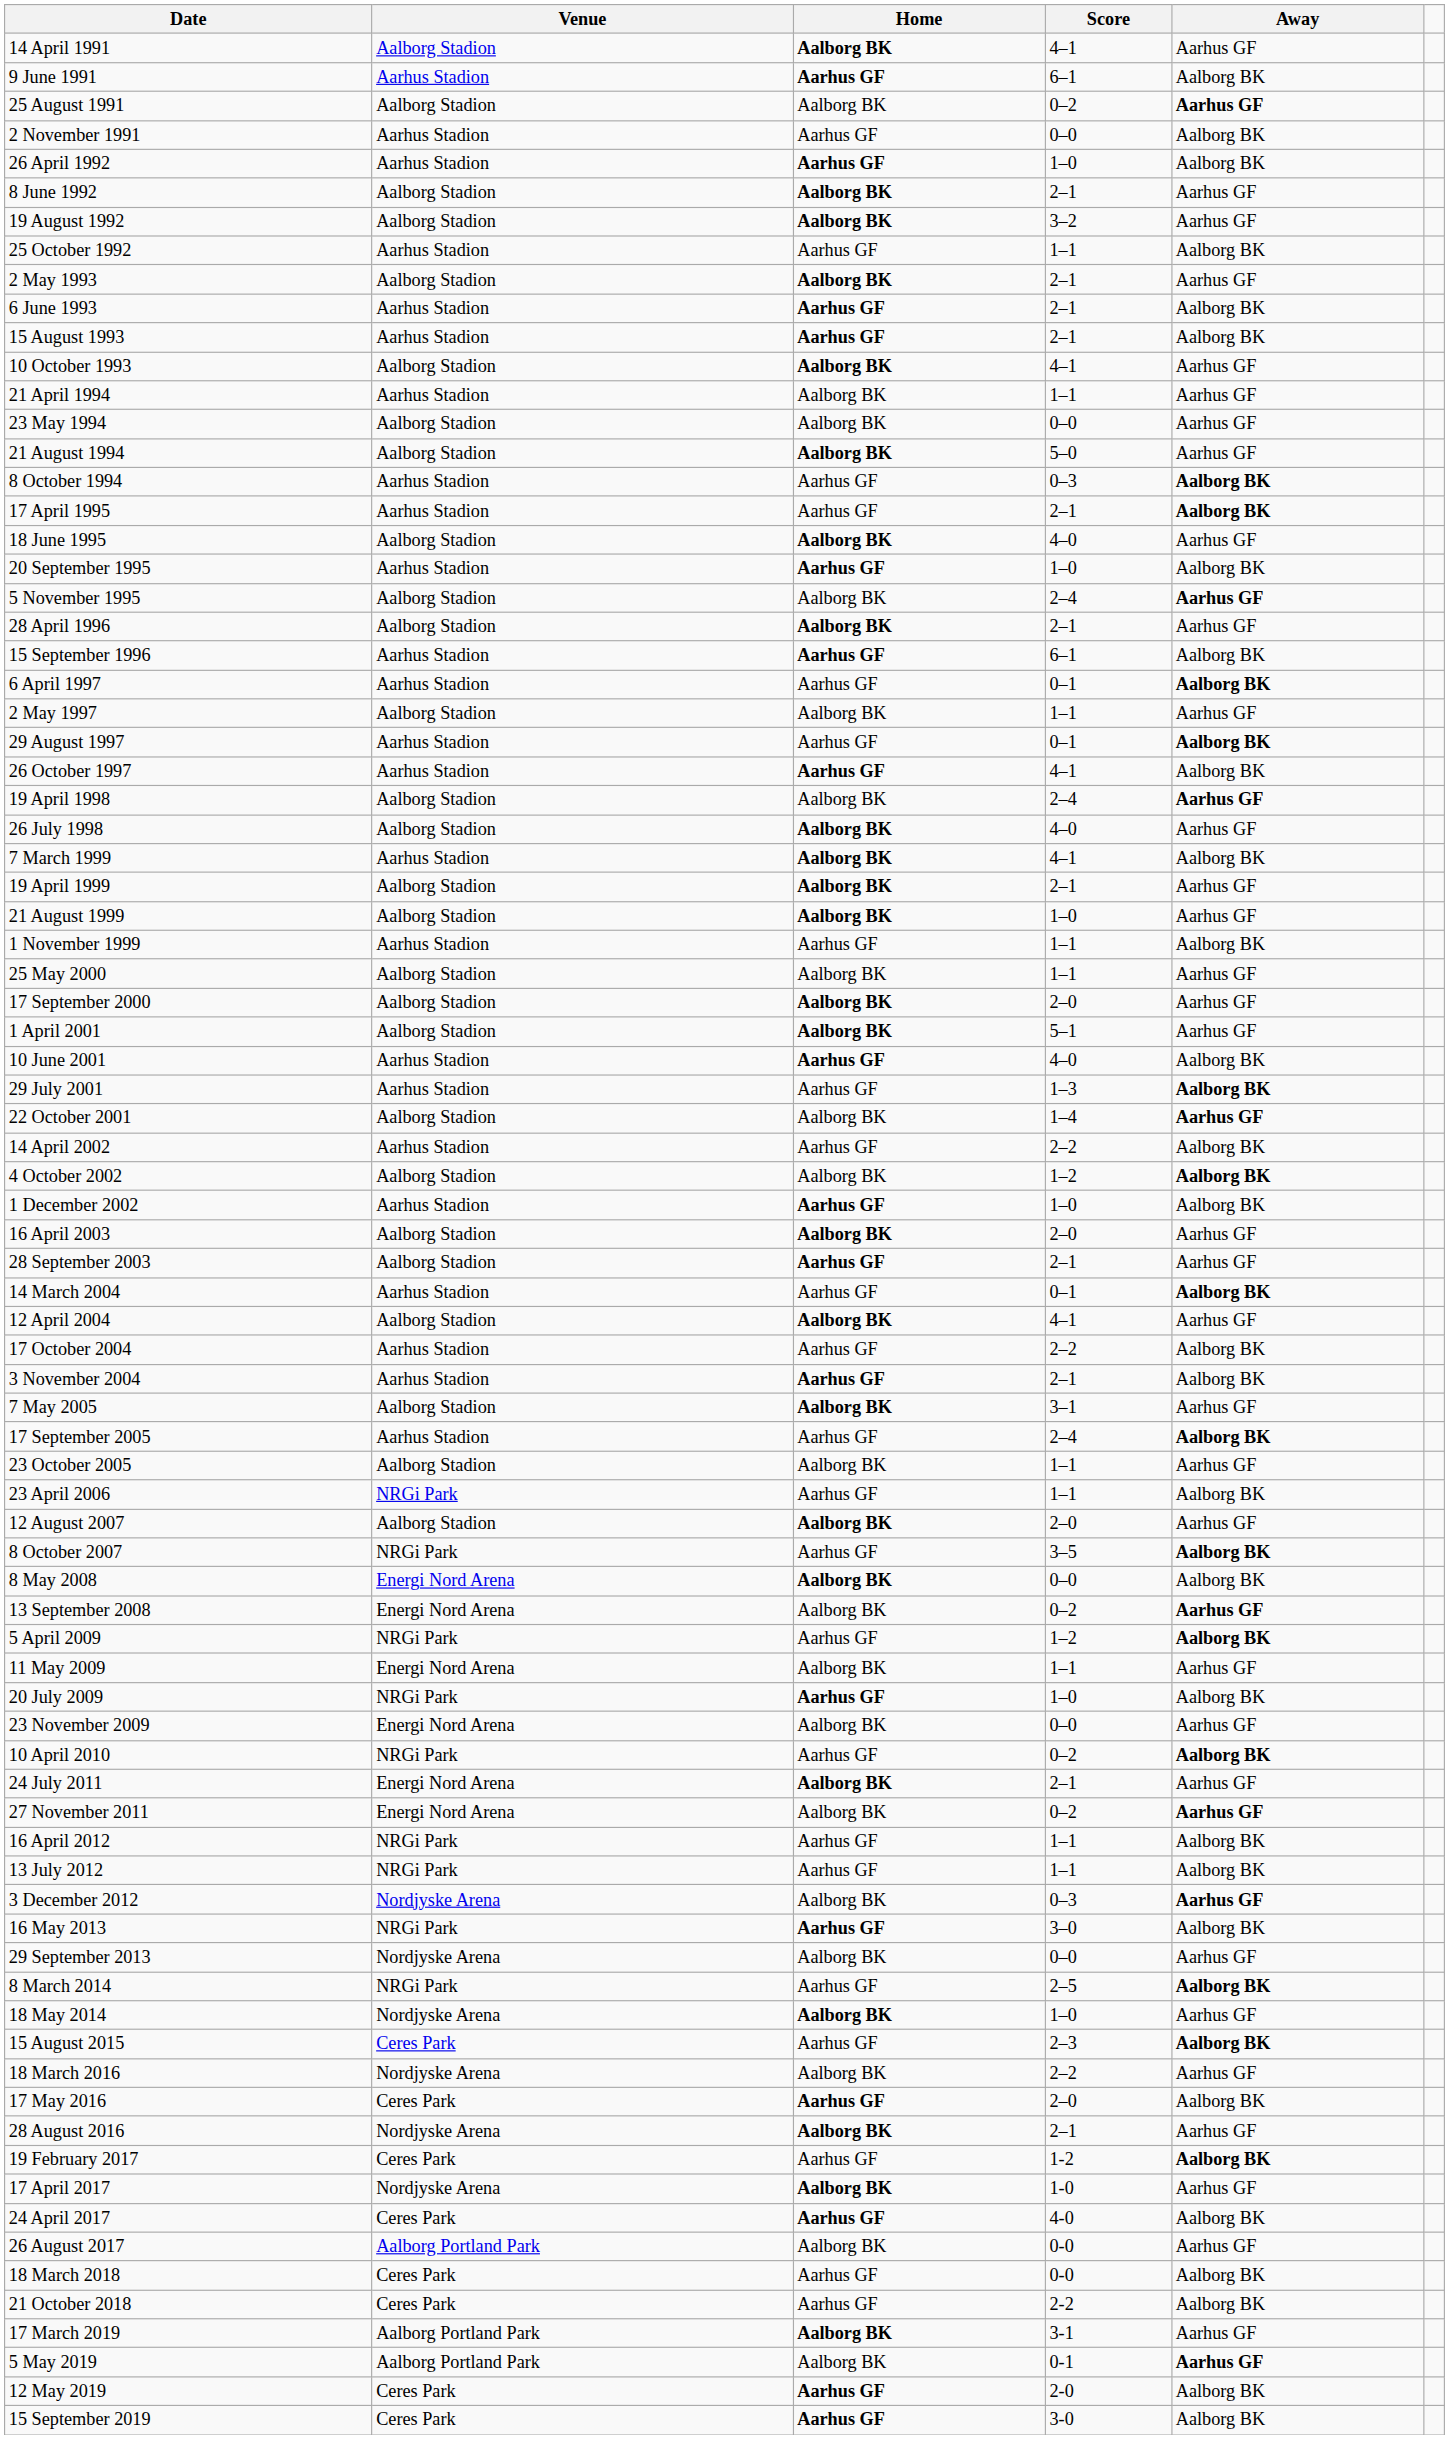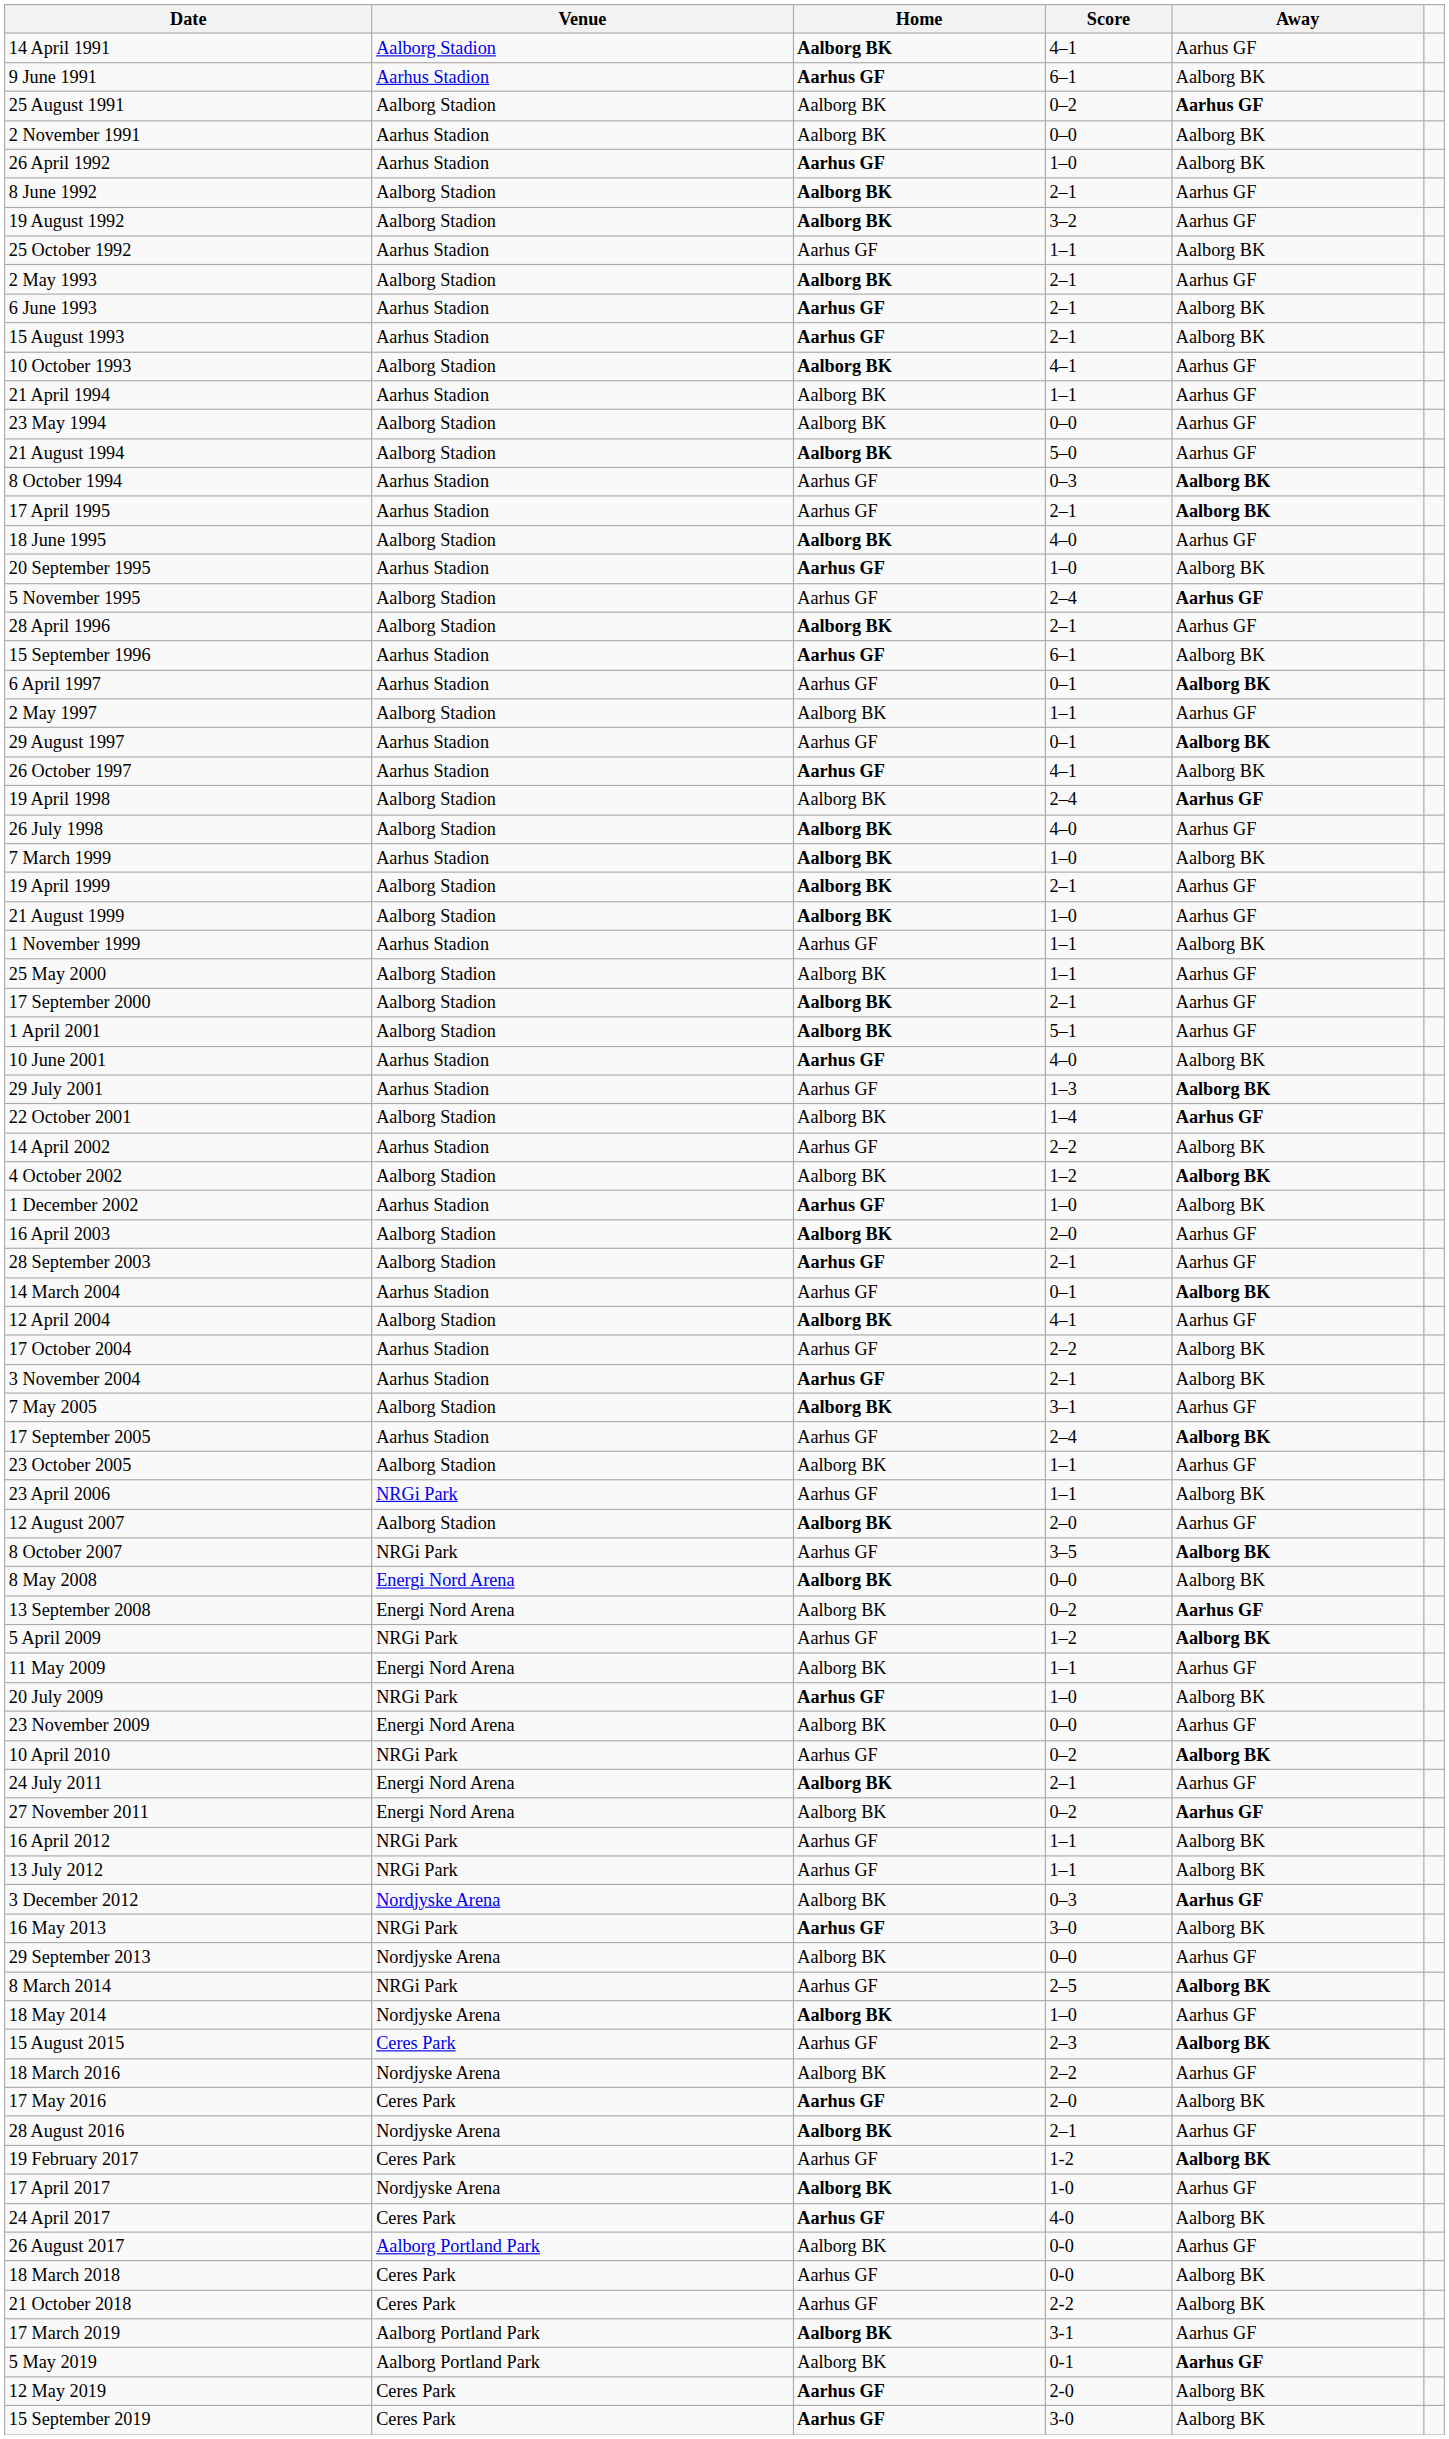(837, 134) Aarhus GF -> (842, 134) Aalborg BK
(842, 597) Aalborg BK -> (837, 597) Aarhus GF
(1063, 857) 4–1 -> (1063, 857) 1–0
(1063, 1002) 2–0 -> (1063, 1002) 2–1
